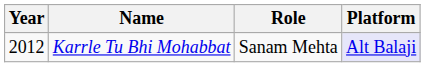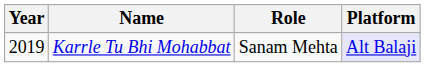(27, 47) 2012 -> (27, 47) 2019
